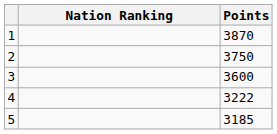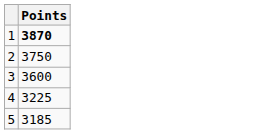- column: (119, 15)
(239, 36) normal -> (37, 36) bold
(239, 98) 3222 -> (37, 98) 3225
